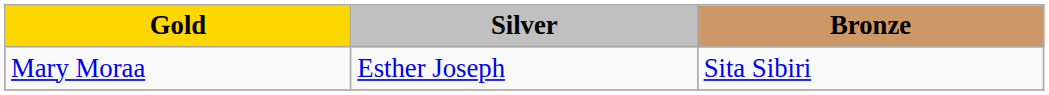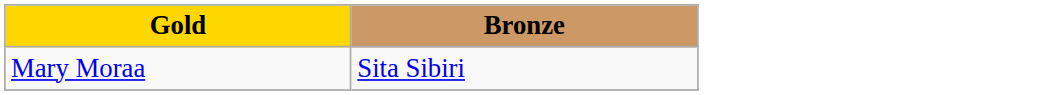- column: (524, 25)
